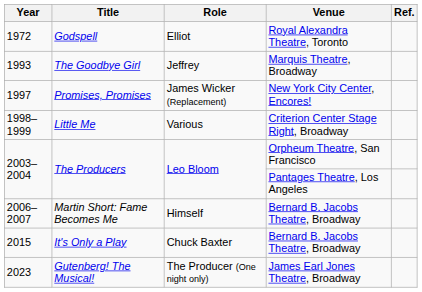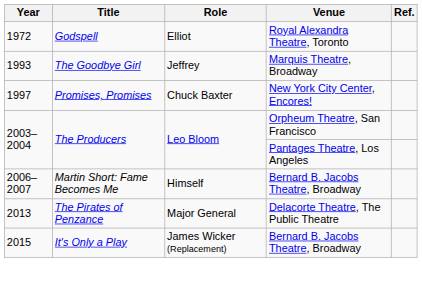(201, 95) James Wicker (Replacement) -> (200, 95) Chuck Baxter
- row: (75, 124)
+ row: (89, 213)
(199, 242) Chuck Baxter -> (201, 242) James Wicker (Replacement)
- row: (92, 272)
